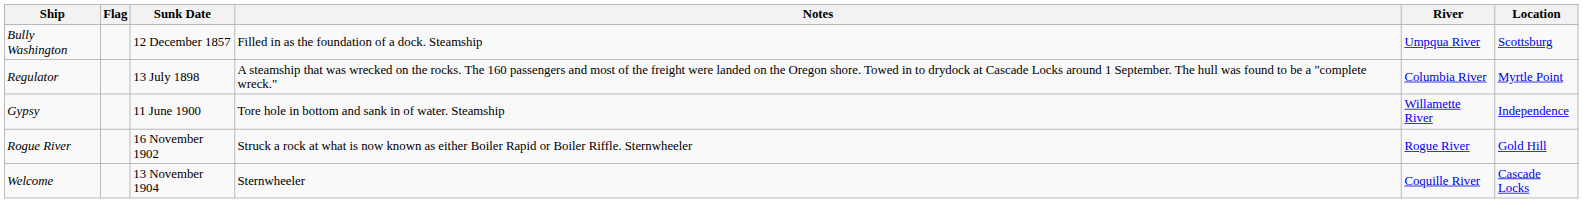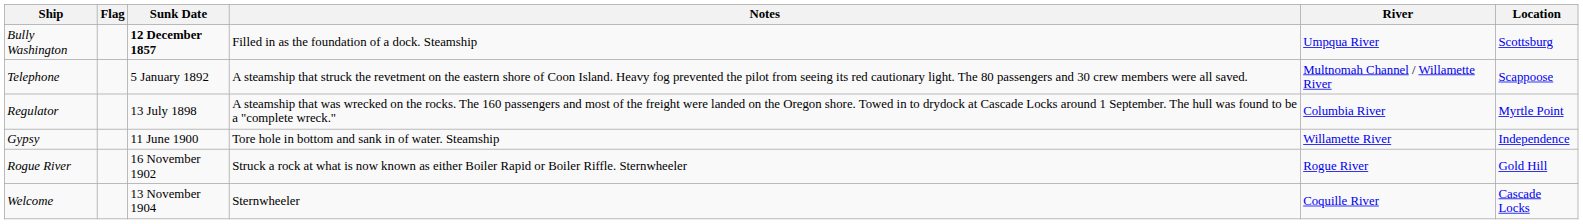(182, 42) normal -> (166, 42) bold
+ row: (33, 76)
